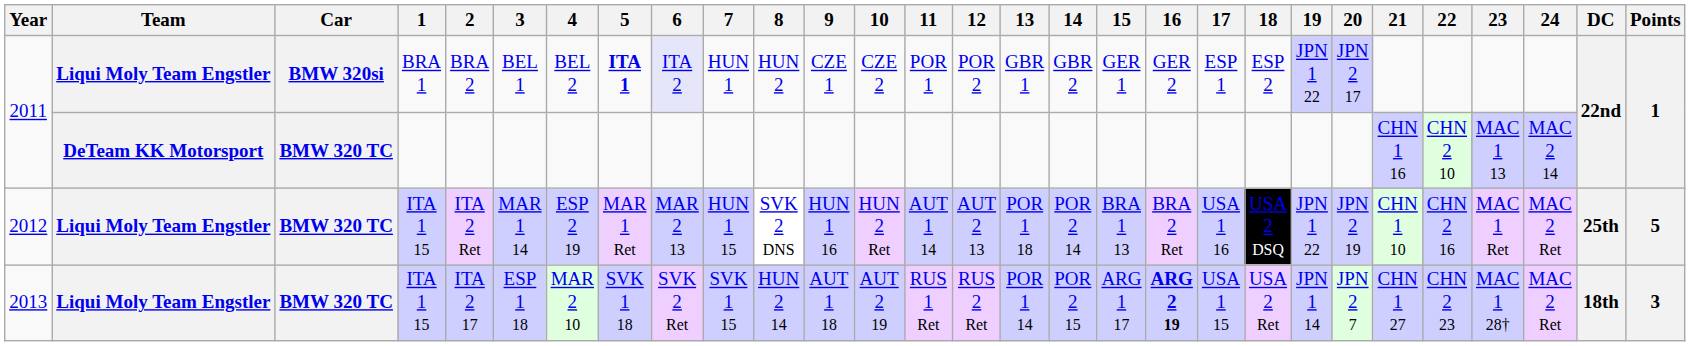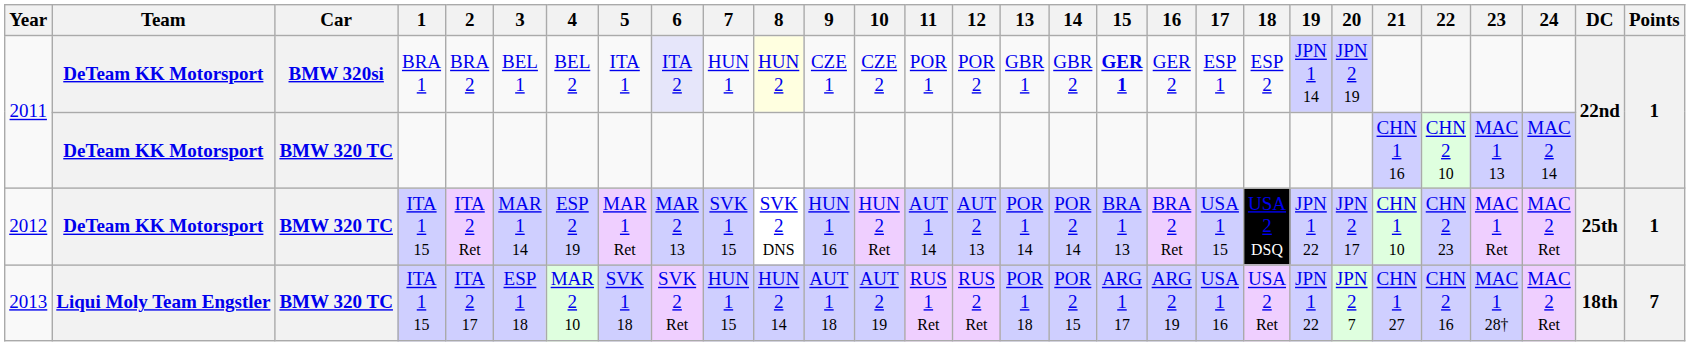(163, 73) Liqui Moly Team Engstler -> (163, 73) DeTeam KK Motorsport
(625, 73) bold -> (625, 73) normal
(779, 73) no background -> (779, 73) lightyellow background
(1121, 73) normal -> (1122, 73) bold
(1312, 72) JPN 1 22 -> (1311, 72) JPN 1 14
(1353, 72) JPN 2 17 -> (1352, 72) JPN 2 19
(163, 226) Liqui Moly Team Engstler -> (163, 226) DeTeam KK Motorsport
(728, 225) HUN 1 15 -> (728, 225) SVK 1 15
(1025, 225) POR 1 18 -> (1025, 225) POR 1 14
(1221, 225) USA 1 16 -> (1220, 225) USA 1 15
(1353, 225) JPN 2 19 -> (1352, 225) JPN 2 17
(1447, 225) CHN 2 16 -> (1446, 225) CHN 2 23
(1655, 226) 5 -> (1654, 226) 1
(728, 301) SVK 1 15 -> (728, 301) HUN 1 15
(1025, 301) POR 1 14 -> (1025, 301) POR 1 18
(1172, 302) bold -> (1172, 301) normal
(1221, 301) USA 1 15 -> (1220, 301) USA 1 16
(1312, 301) JPN 1 14 -> (1311, 301) JPN 1 22
(1447, 301) CHN 2 23 -> (1446, 301) CHN 2 16
(1655, 302) 3 -> (1654, 302) 7
